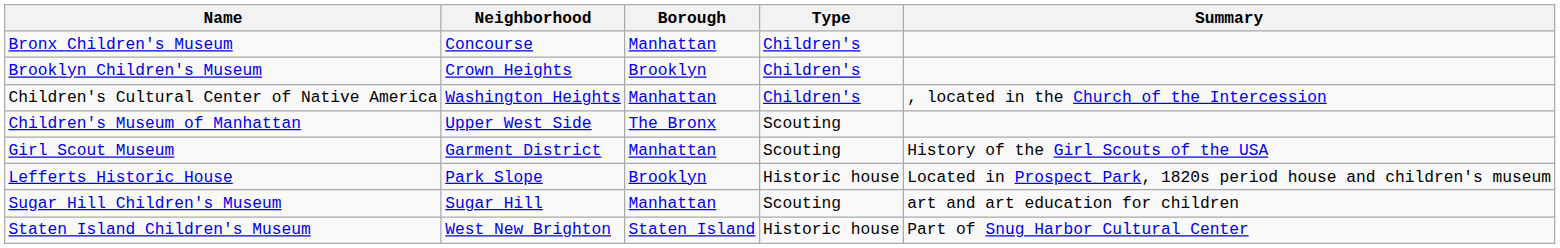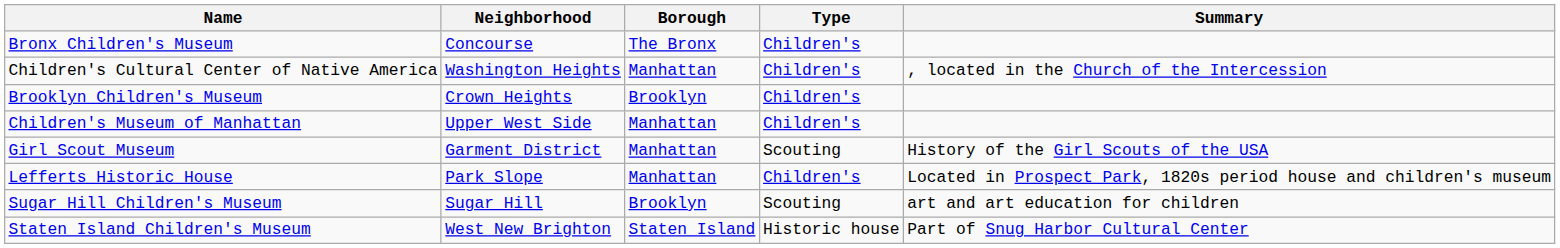(672, 44) Manhattan -> (672, 44) The Bronx
rows swapped: (135, 71) <-> (223, 97)
(672, 124) The Bronx -> (672, 124) Manhattan
(802, 124) Scouting -> (812, 124) Children's
(668, 177) Brooklyn -> (672, 177) Manhattan
(831, 177) Historic house -> (812, 177) Children's
(672, 203) Manhattan -> (668, 203) Brooklyn
